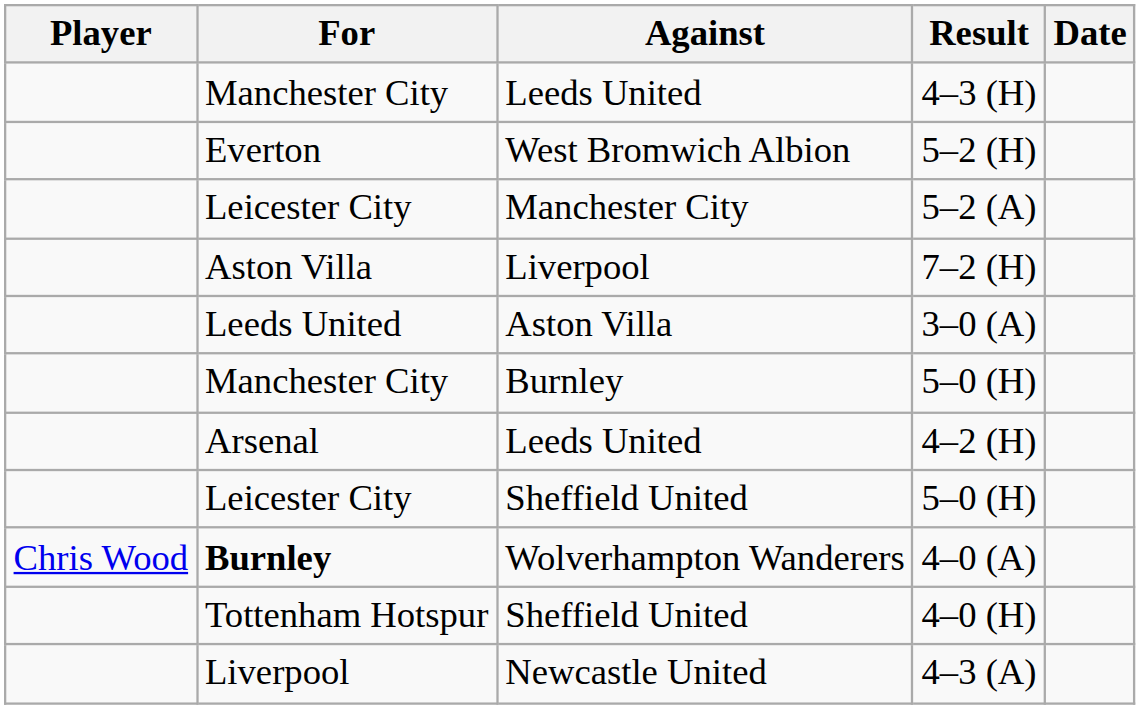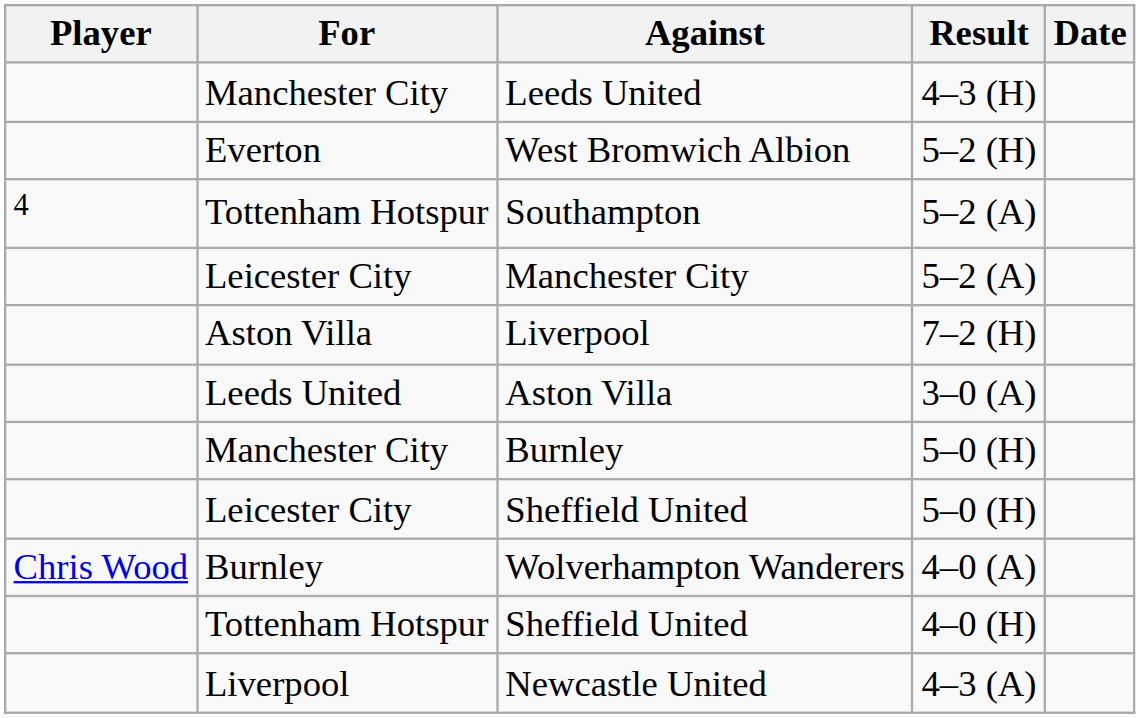+ row: (603, 212)
- row: (603, 440)
(268, 556) bold -> (264, 566) normal
